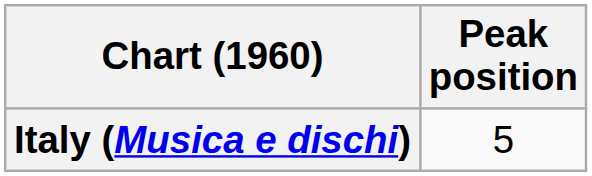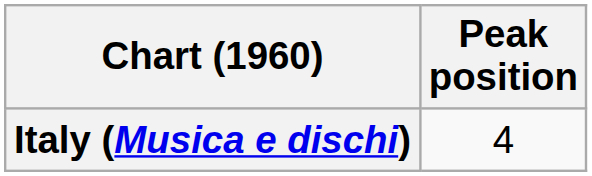(503, 139) 5 -> (503, 139) 4
